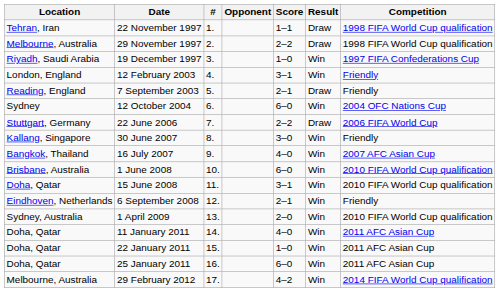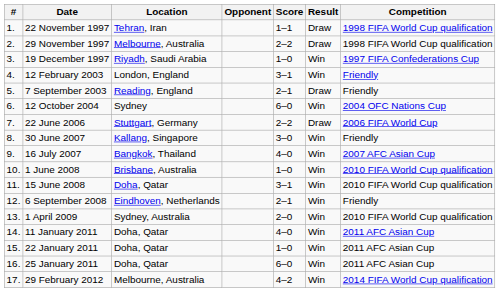columns swapped: (213, 12) <-> (60, 12)
(284, 169) 6–0 -> (284, 169) 1–0
